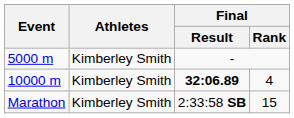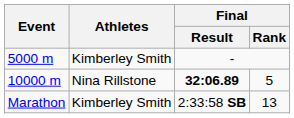(122, 81) Kimberley Smith -> (114, 81) Nina Rillstone
(269, 81) 4 -> (269, 81) 5
(269, 102) 15 -> (269, 102) 13
